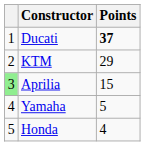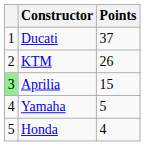(107, 38) bold -> (107, 38) normal
(107, 61) 29 -> (107, 61) 26
